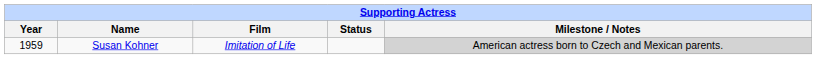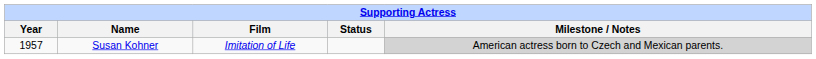(31, 45) 1959 -> (31, 45) 1957
